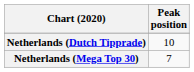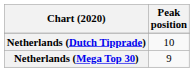(169, 59) 7 -> (169, 59) 9
